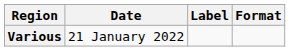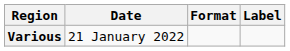columns swapped: (258, 15) <-> (210, 15)
